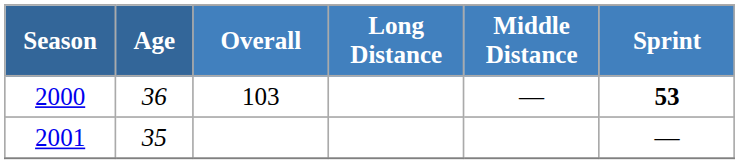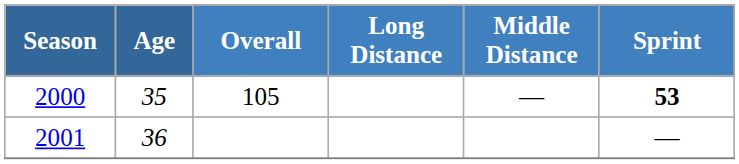(154, 96) 36 -> (154, 96) 35
(261, 96) 103 -> (261, 96) 105
(154, 137) 35 -> (154, 137) 36
